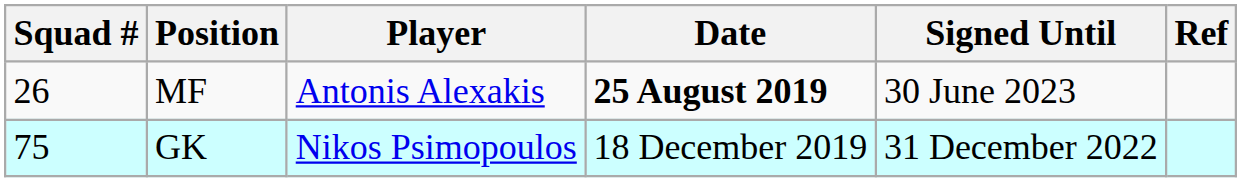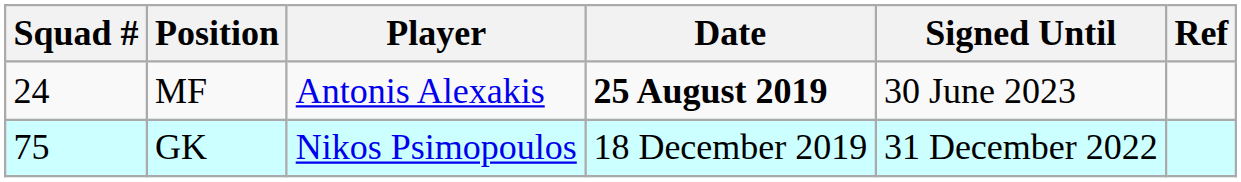(31, 90) 26 -> (31, 90) 24
